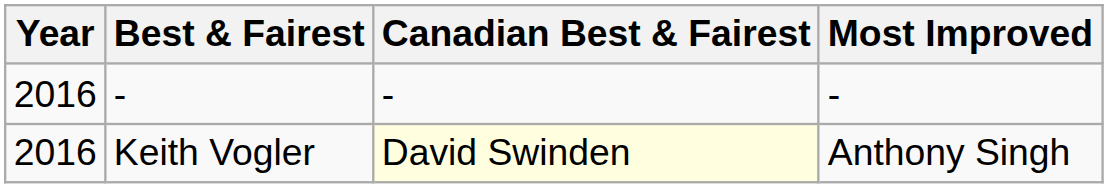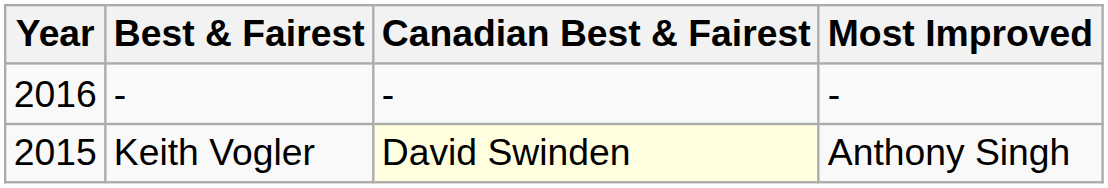(55, 152) 2016 -> (55, 152) 2015
